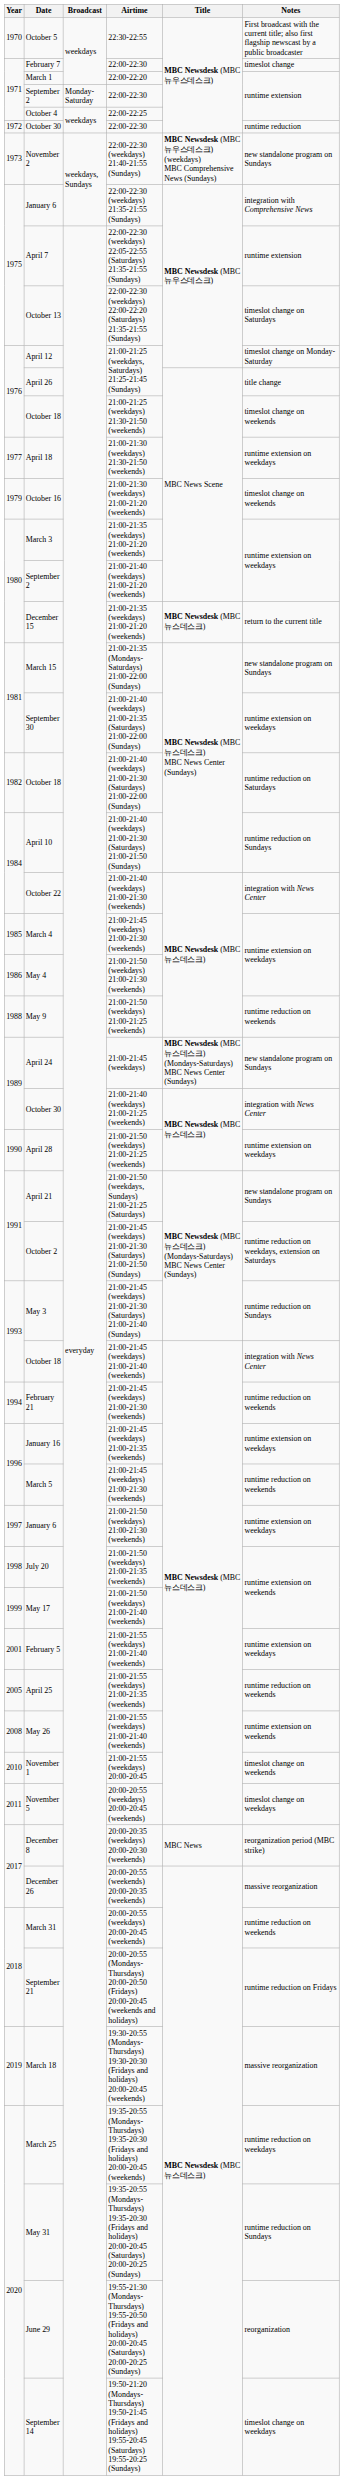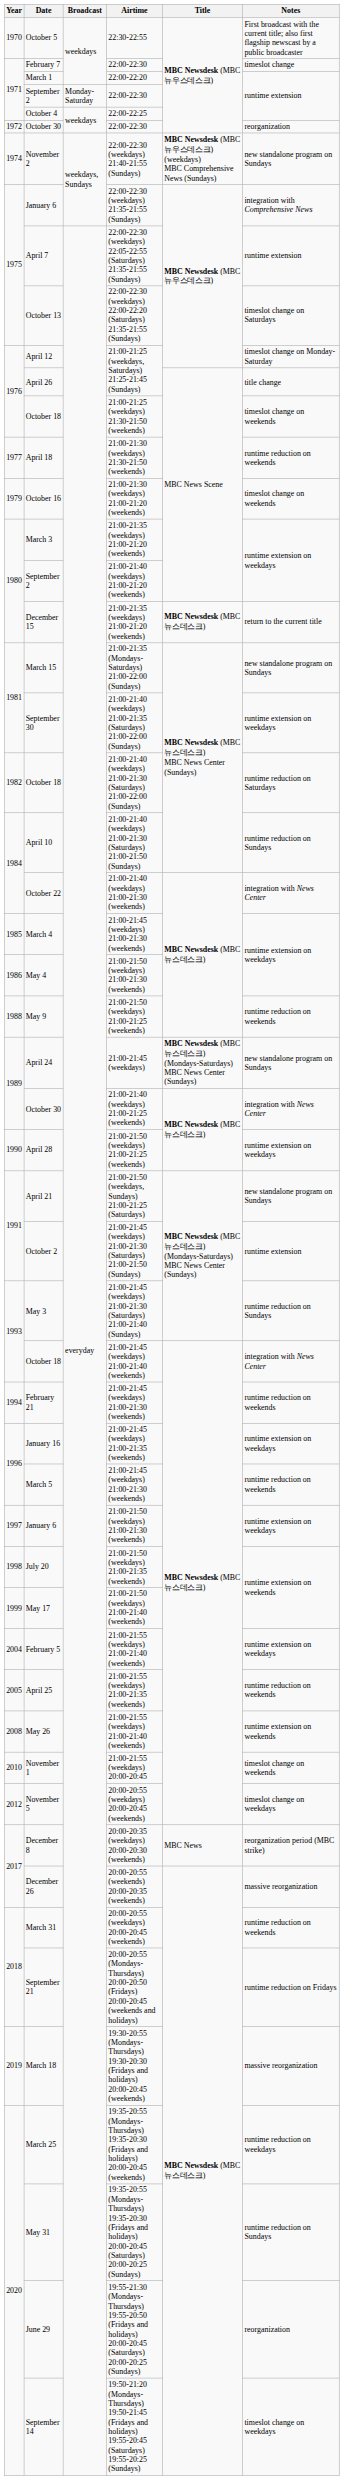(273, 127) runtime reduction -> (267, 127) reorganization
(14, 159) 1973 -> (14, 159) 1974
(278, 458) runtime extension on weekdays -> (278, 458) runtime reduction on weekends
(282, 1251) runtime reduction on weekdays, extension on Saturdays -> (273, 1251) runtime extension
(14, 1649) 2001 -> (14, 1649) 2004
(14, 1804) 2011 -> (14, 1804) 2012
